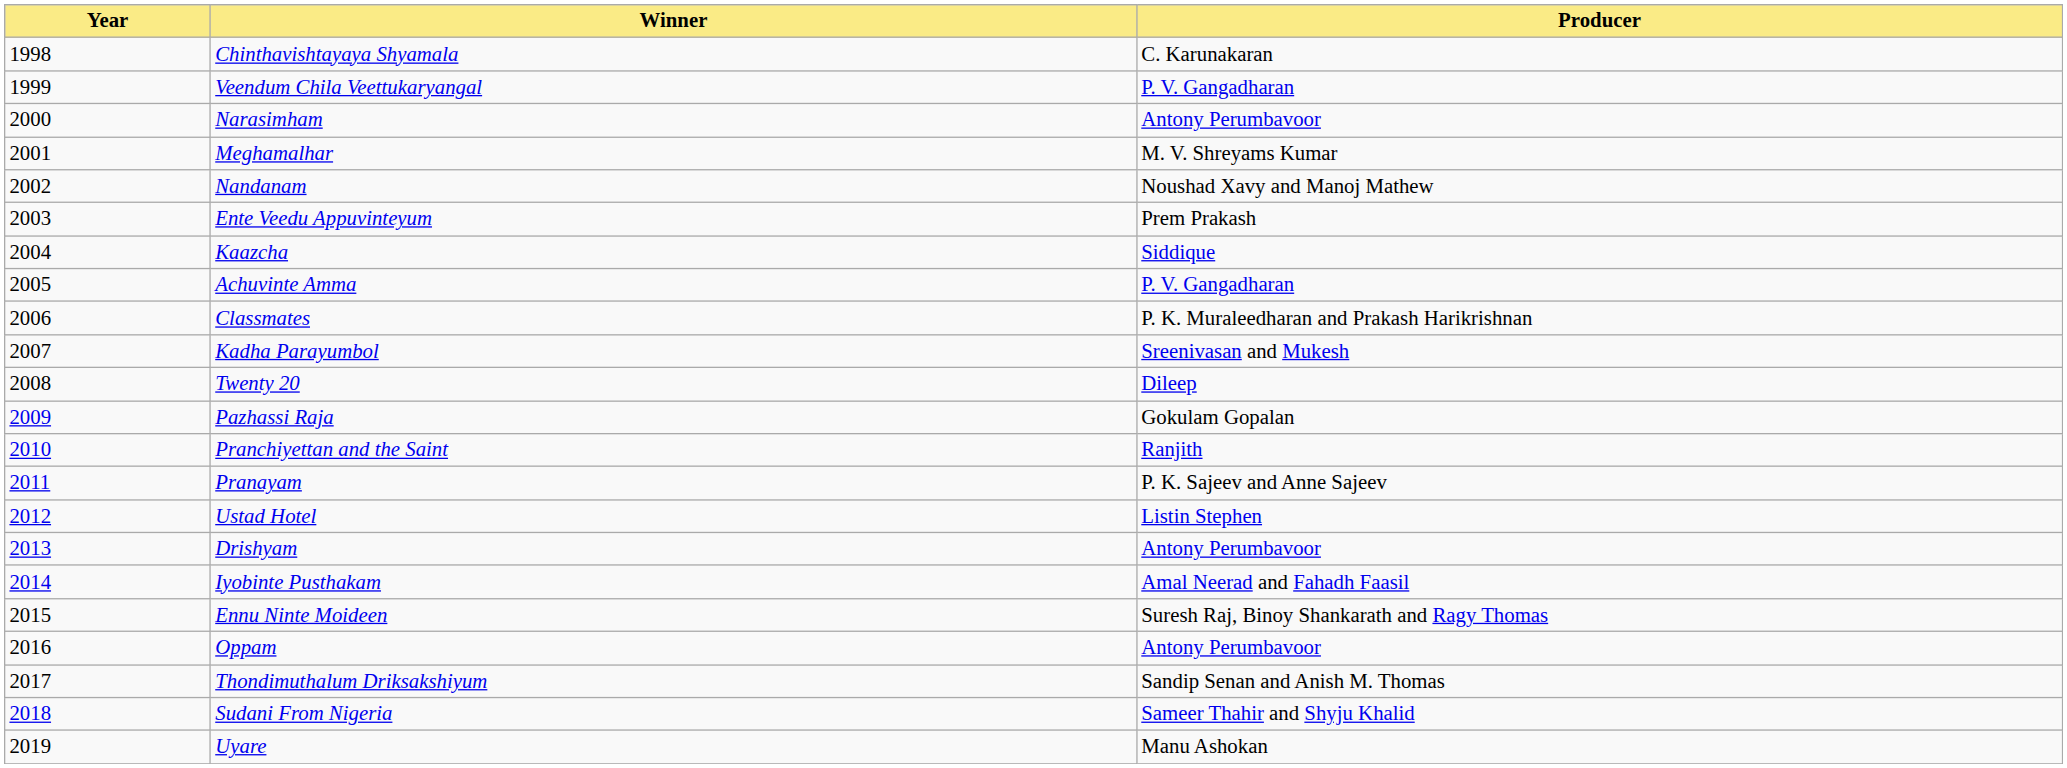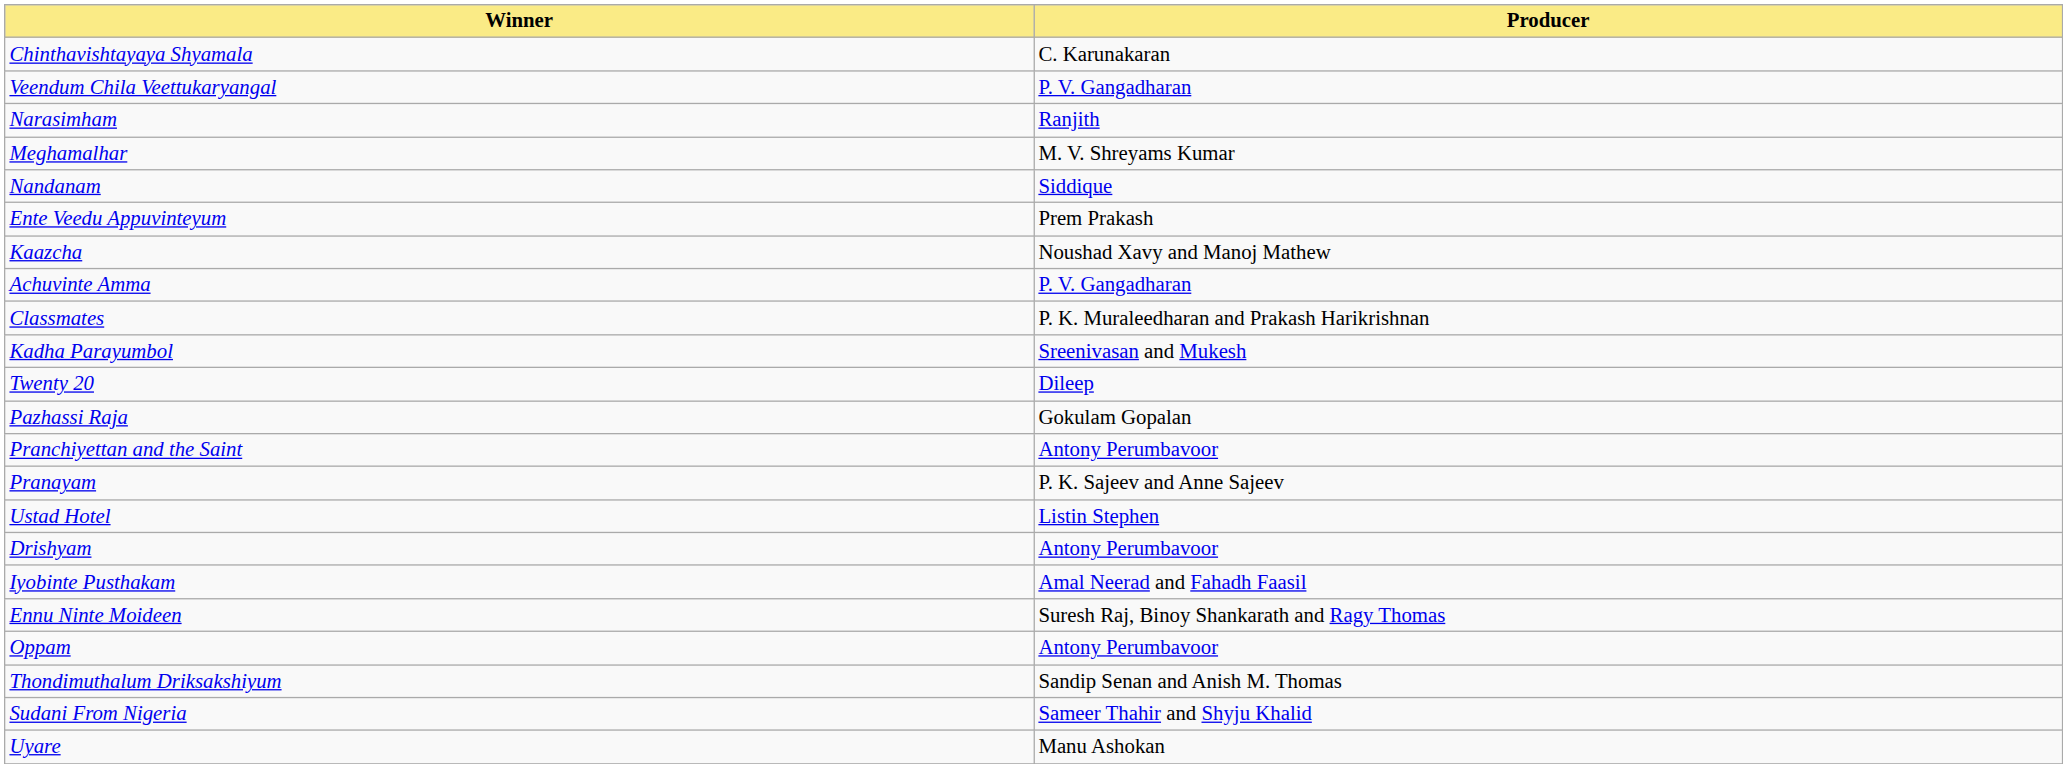- column: (108, 20)
(1231, 119) Antony Perumbavoor -> (1069, 119) Ranjith
(1287, 185) Noushad Xavy and Manoj Mathew -> (1075, 185) Siddique
(1178, 251) Siddique -> (1185, 251) Noushad Xavy and Manoj Mathew
(1172, 449) Ranjith -> (1128, 449) Antony Perumbavoor
